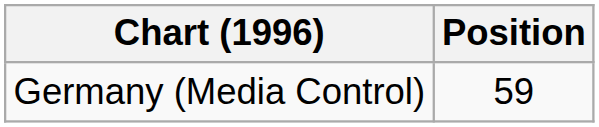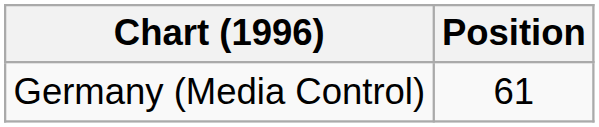(514, 91) 59 -> (514, 91) 61
